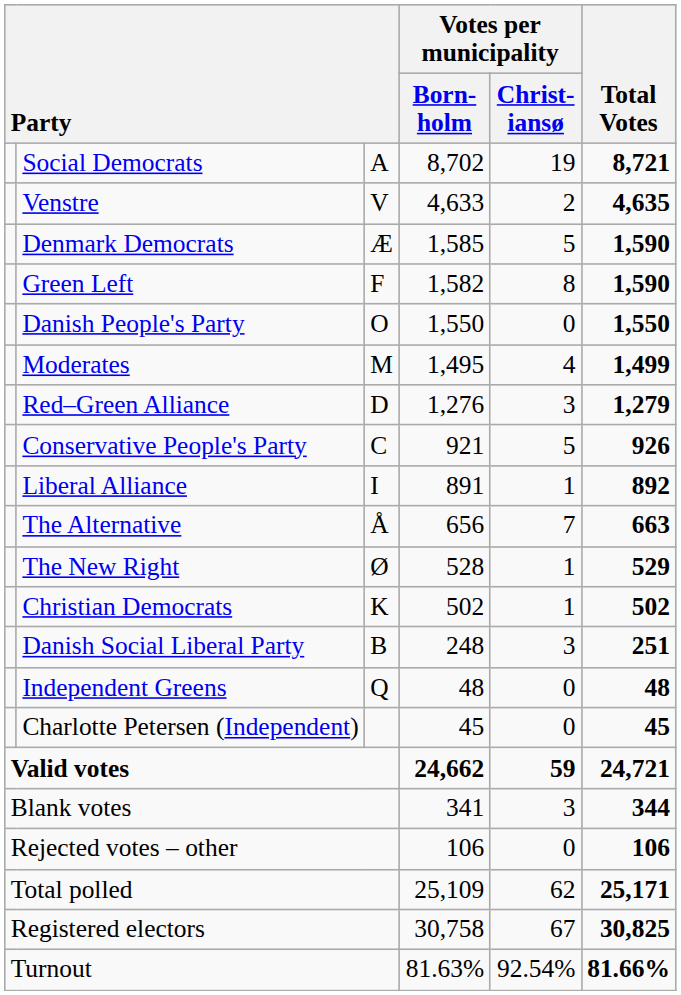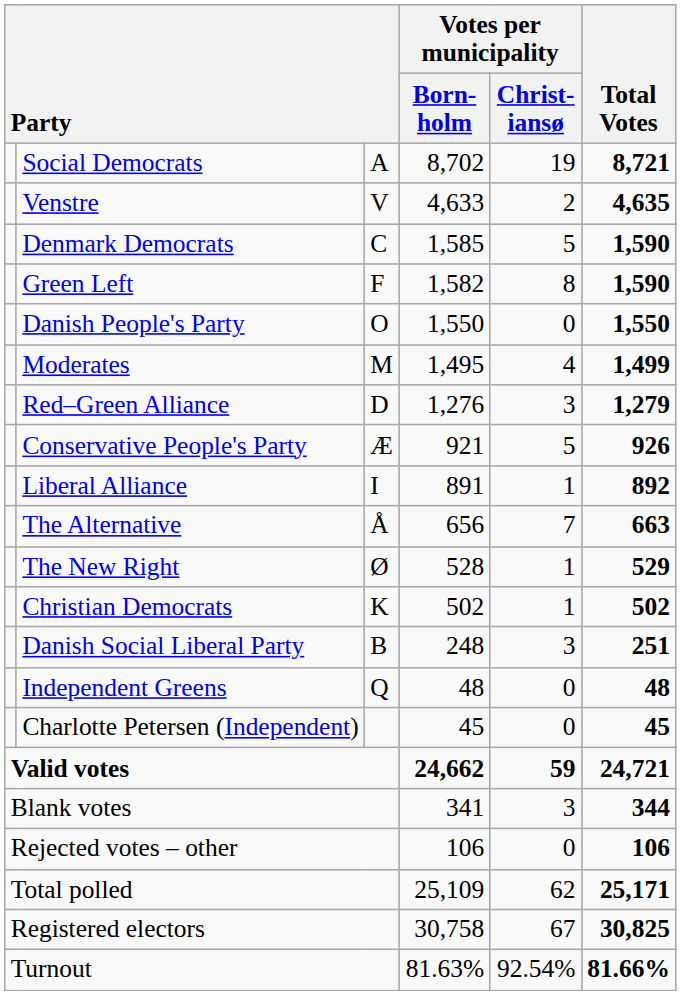(382, 243) Æ -> (379, 243) C
(379, 445) C -> (382, 445) Æ
